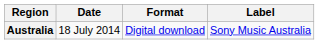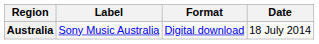columns swapped: (89, 13) <-> (260, 13)
